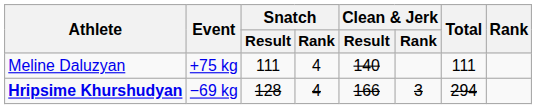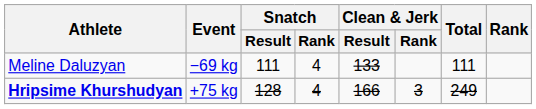(214, 66) +75 kg -> (214, 66) −69 kg
(367, 66) 140 -> (367, 66) 133
(214, 91) −69 kg -> (214, 91) +75 kg
(464, 91) 294 -> (464, 91) 249
